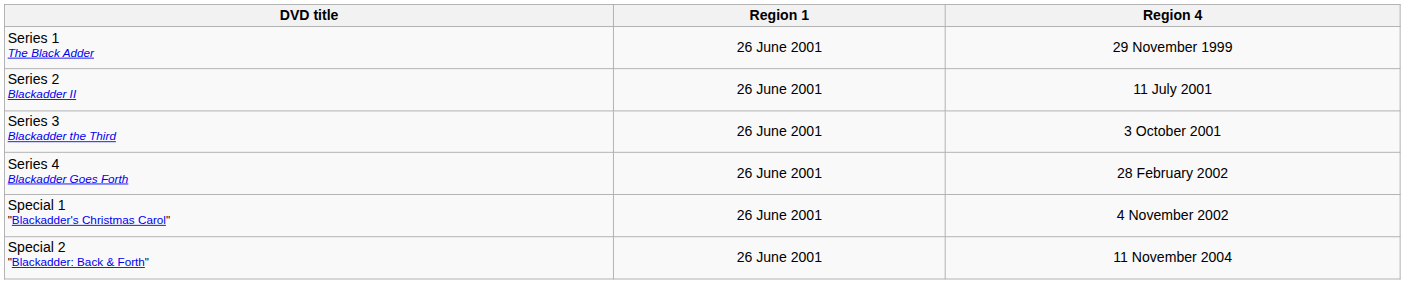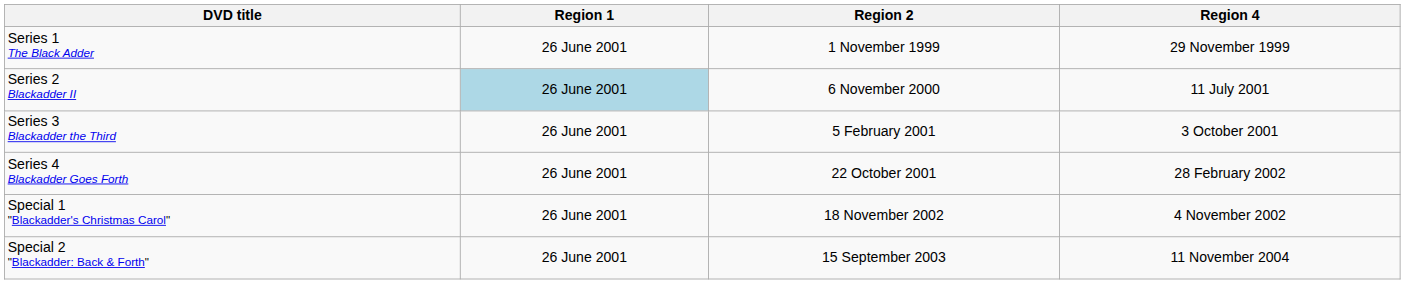+ column: (884, 15)
(779, 89) no background -> (584, 89) lightblue background
